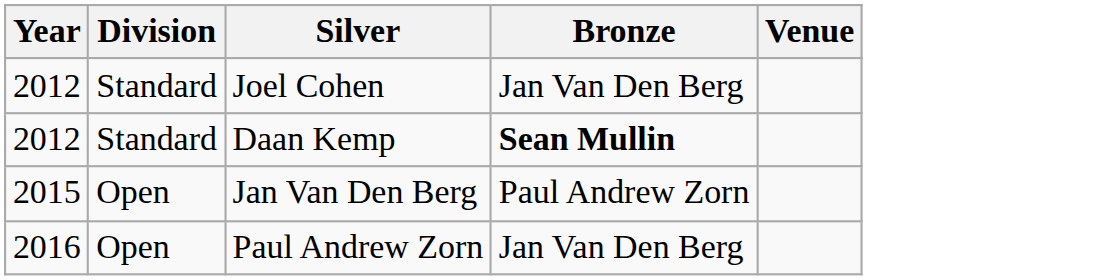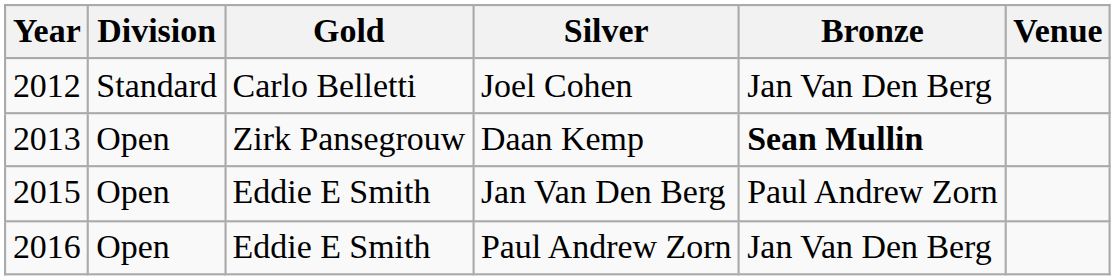+ column: (349, 31)
(47, 138) 2012 -> (47, 138) 2013
(157, 138) Standard -> (133, 138) Open
